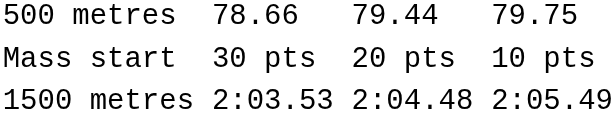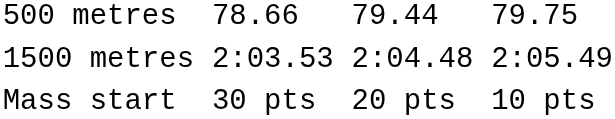rows swapped: (98, 101) <-> (90, 59)
